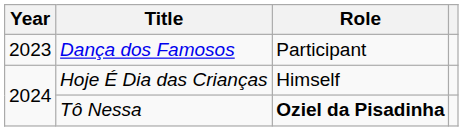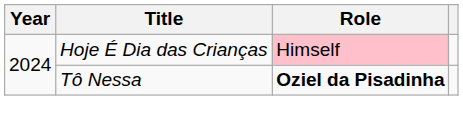- row: (147, 49)
(308, 79) no background -> (308, 49) pink background
